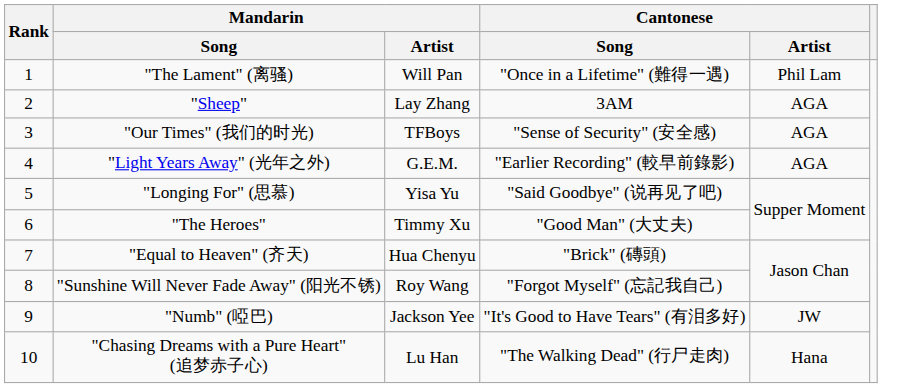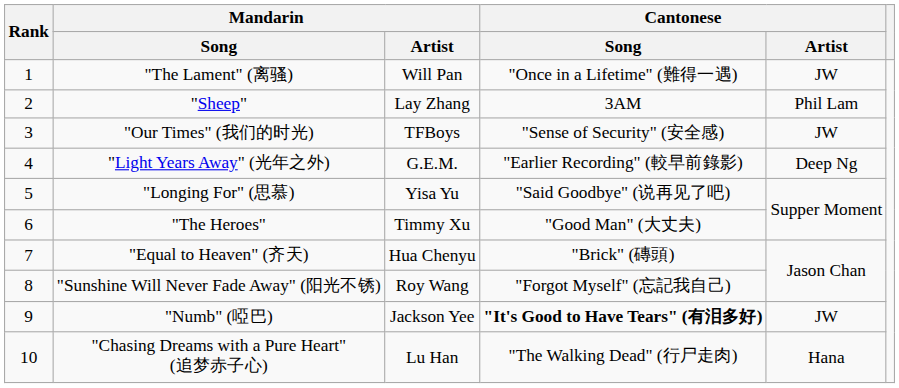(809, 74) Phil Lam -> (826, 74) JW
(809, 103) AGA -> (826, 103) Phil Lam
(809, 132) AGA -> (826, 132) JW
(809, 163) AGA -> (826, 163) Deep Ng
(615, 316) normal -> (623, 316) bold
